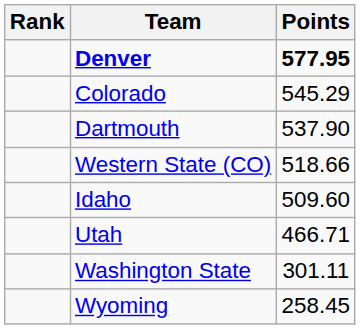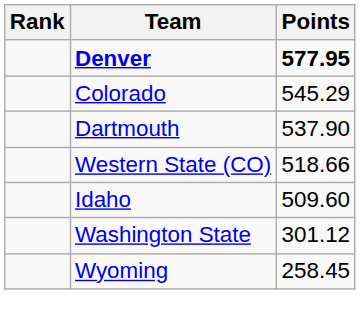- row: (99, 235)
(316, 270) 301.11 -> (316, 235) 301.12
